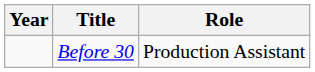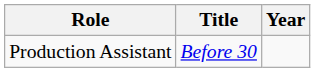columns swapped: (29, 20) <-> (224, 20)
